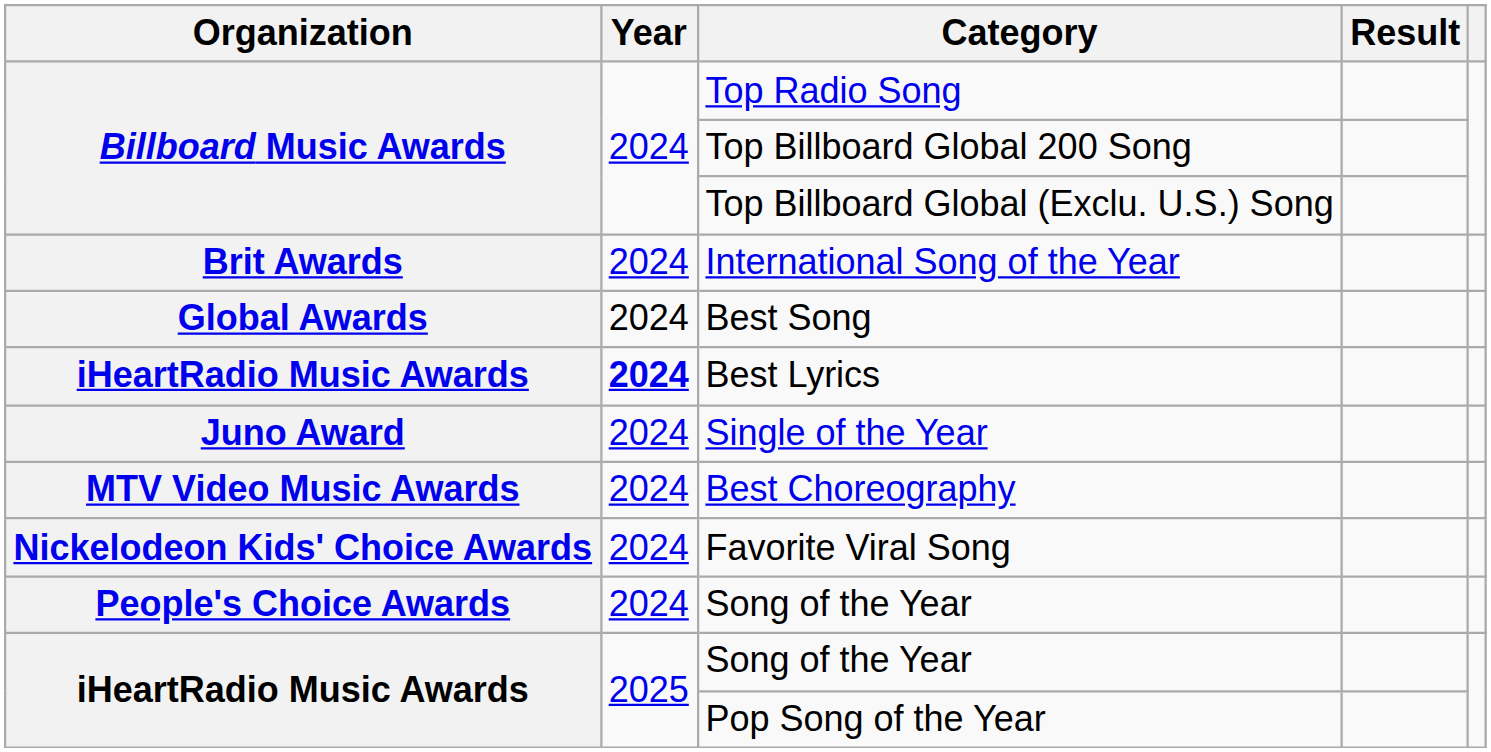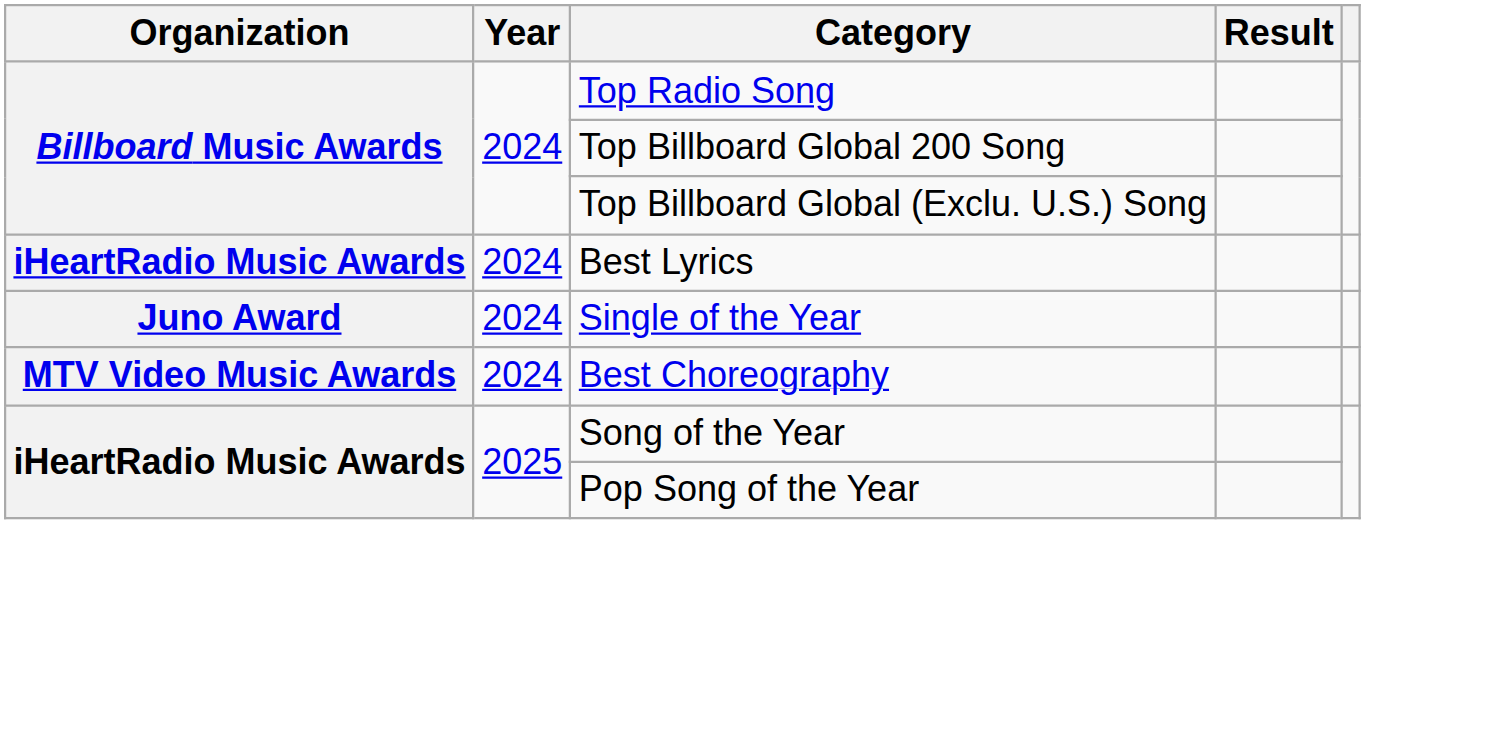- row: (303, 261)
- row: (303, 318)
(649, 375) bold -> (522, 261) normal
- row: (303, 546)
- row: (303, 603)
